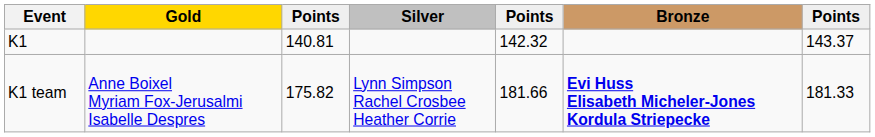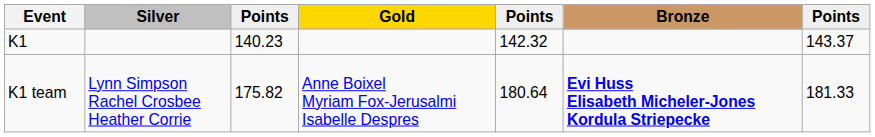columns swapped: (183, 16) <-> (423, 16)
(310, 41) 140.81 -> (259, 41) 140.23
(523, 93) 181.66 -> (523, 93) 180.64
